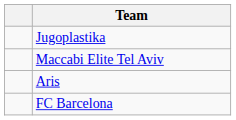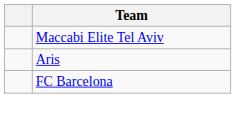- row: (71, 37)
